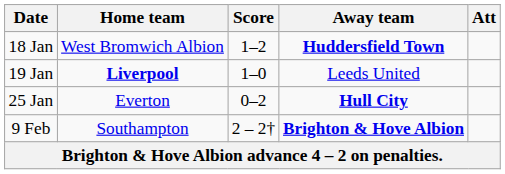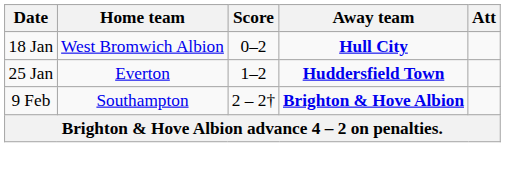(253, 45) 1–2 -> (253, 45) 0–2
(373, 45) Huddersfield Town -> (373, 45) Hull City
- row: (31, 73)
(253, 100) 0–2 -> (253, 73) 1–2
(373, 100) Hull City -> (373, 73) Huddersfield Town
